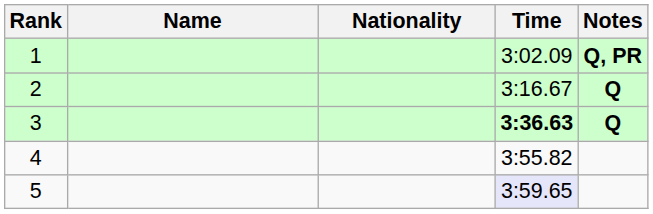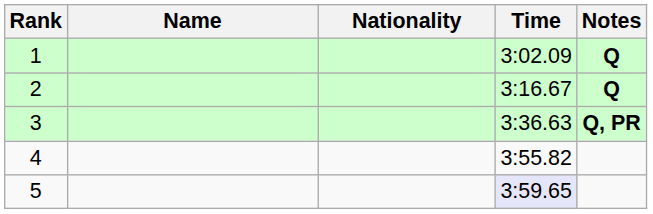(613, 55) Q, PR -> (612, 55) Q
(537, 123) bold -> (536, 123) normal
(613, 123) Q -> (612, 123) Q, PR
